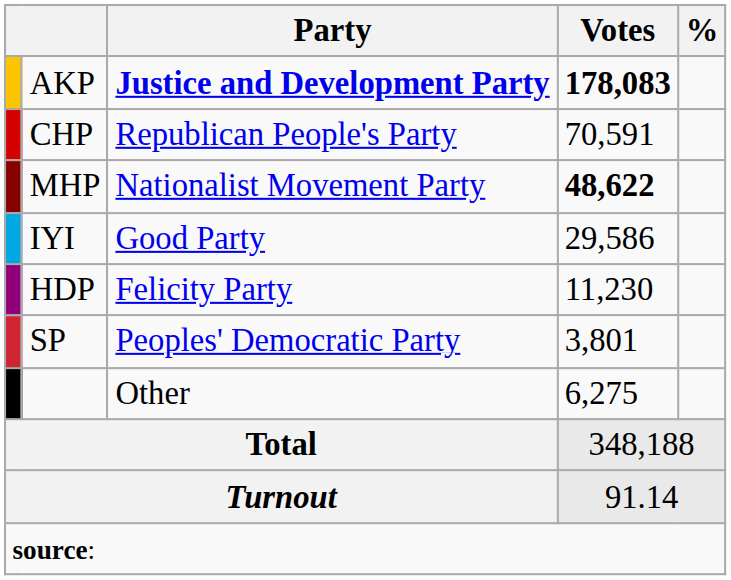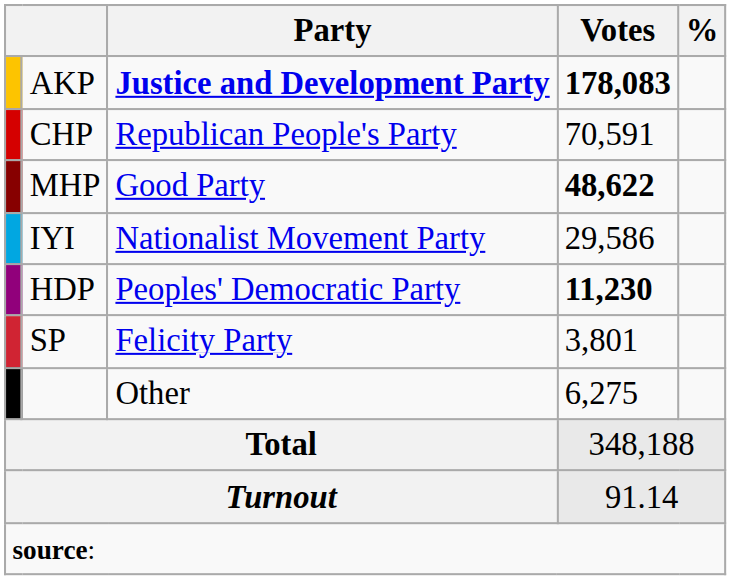(300, 185) Nationalist Movement Party -> (190, 185) Good Party
(190, 237) Good Party -> (300, 237) Nationalist Movement Party
(204, 289) Felicity Party -> (288, 289) Peoples' Democratic Party
(609, 289) normal -> (609, 289) bold
(288, 340) Peoples' Democratic Party -> (204, 340) Felicity Party
